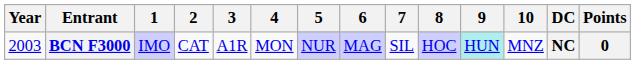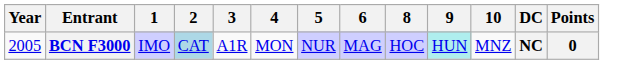- column: (402, 18)
(25, 45) 2003 -> (25, 45) 2005
(193, 45) no background -> (193, 45) lightblue background
